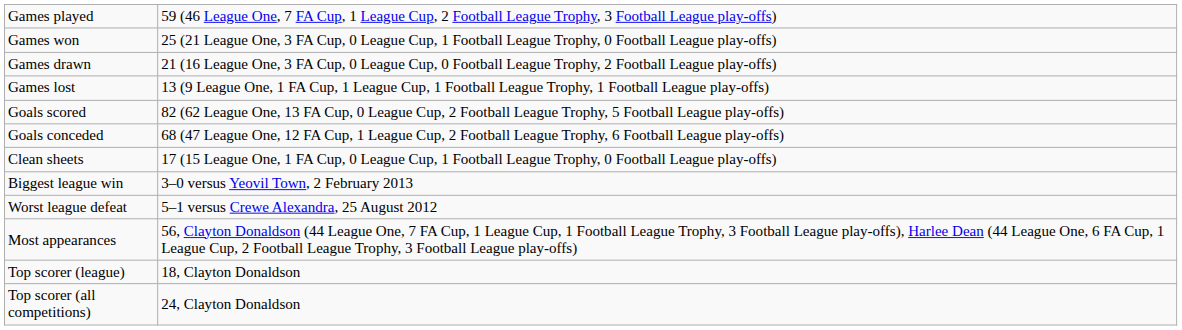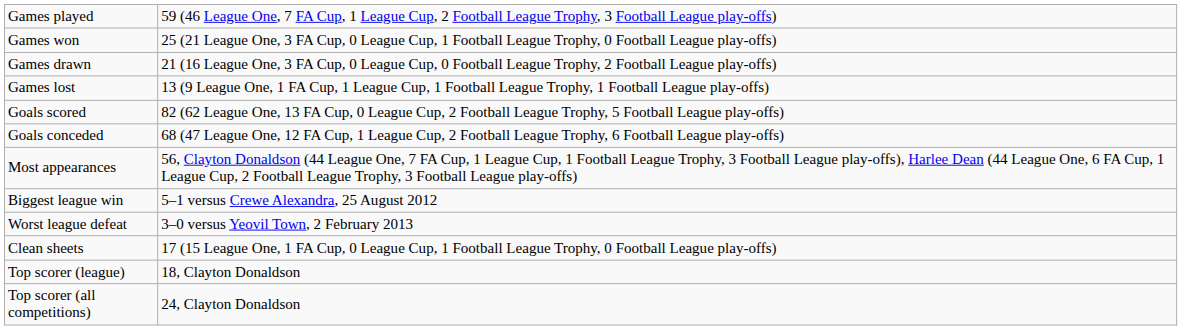rows swapped: (46, 159) <-> (62, 239)
(287, 183) 3–0 versus Yeovil Town, 2 February 2013 -> (299, 200) 5–1 versus Crewe Alexandra, 25 August 2012
(299, 207) 5–1 versus Crewe Alexandra, 25 August 2012 -> (287, 224) 3–0 versus Yeovil Town, 2 February 2013
